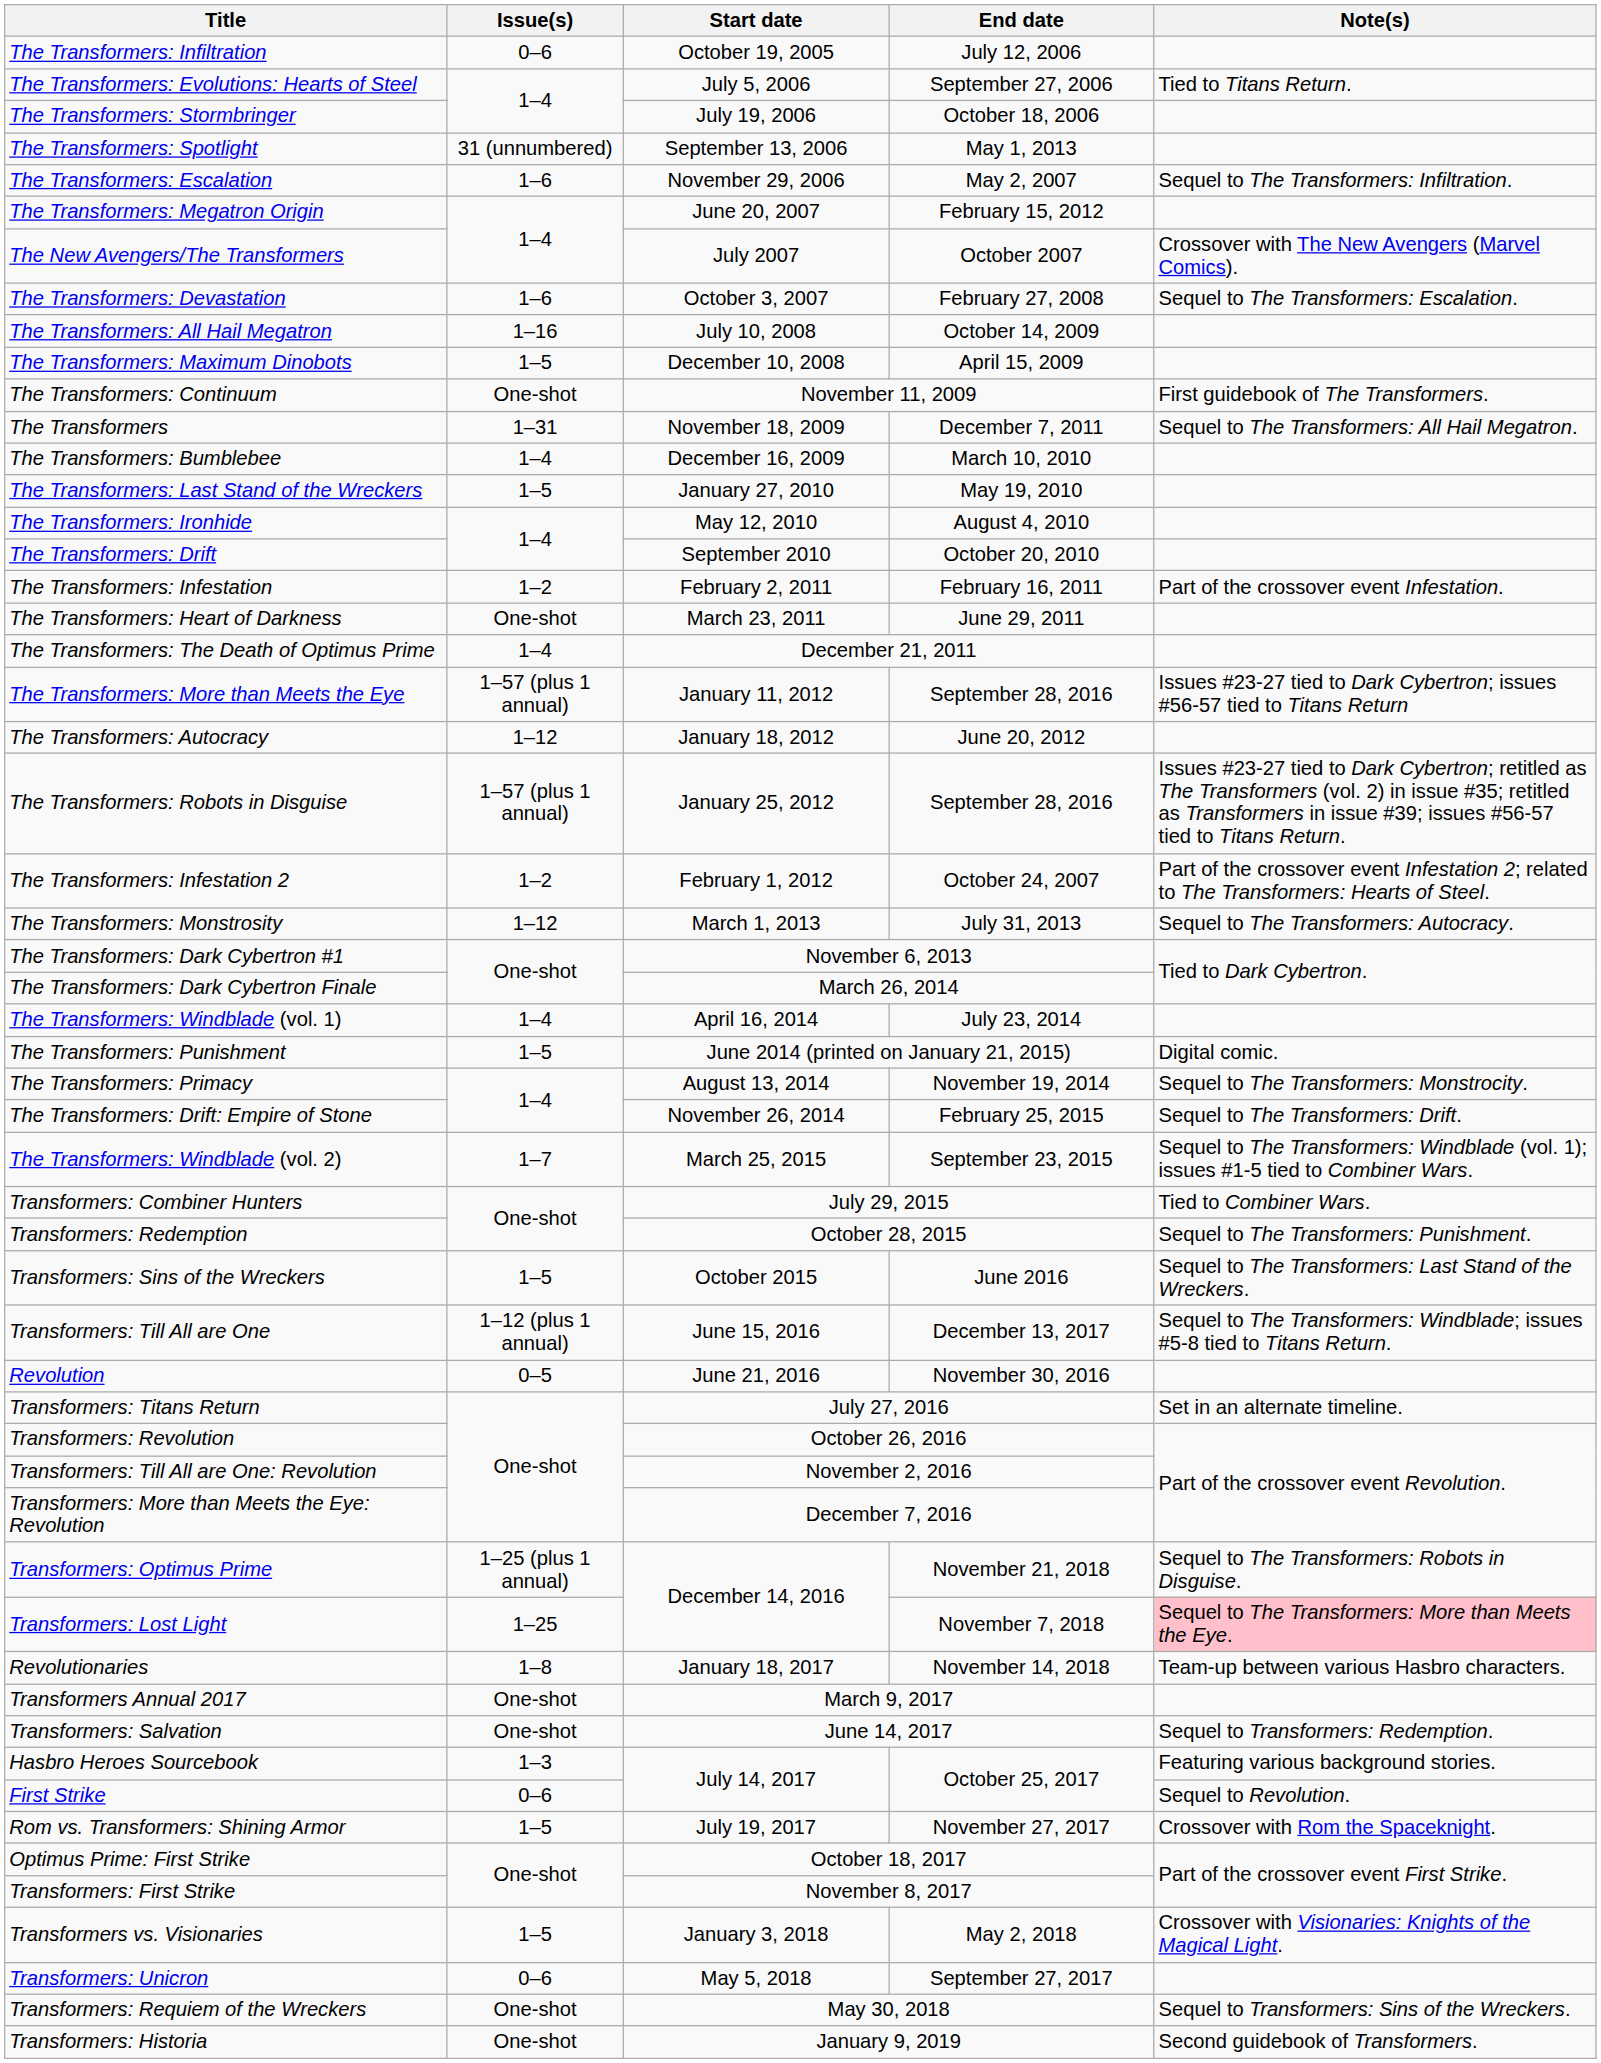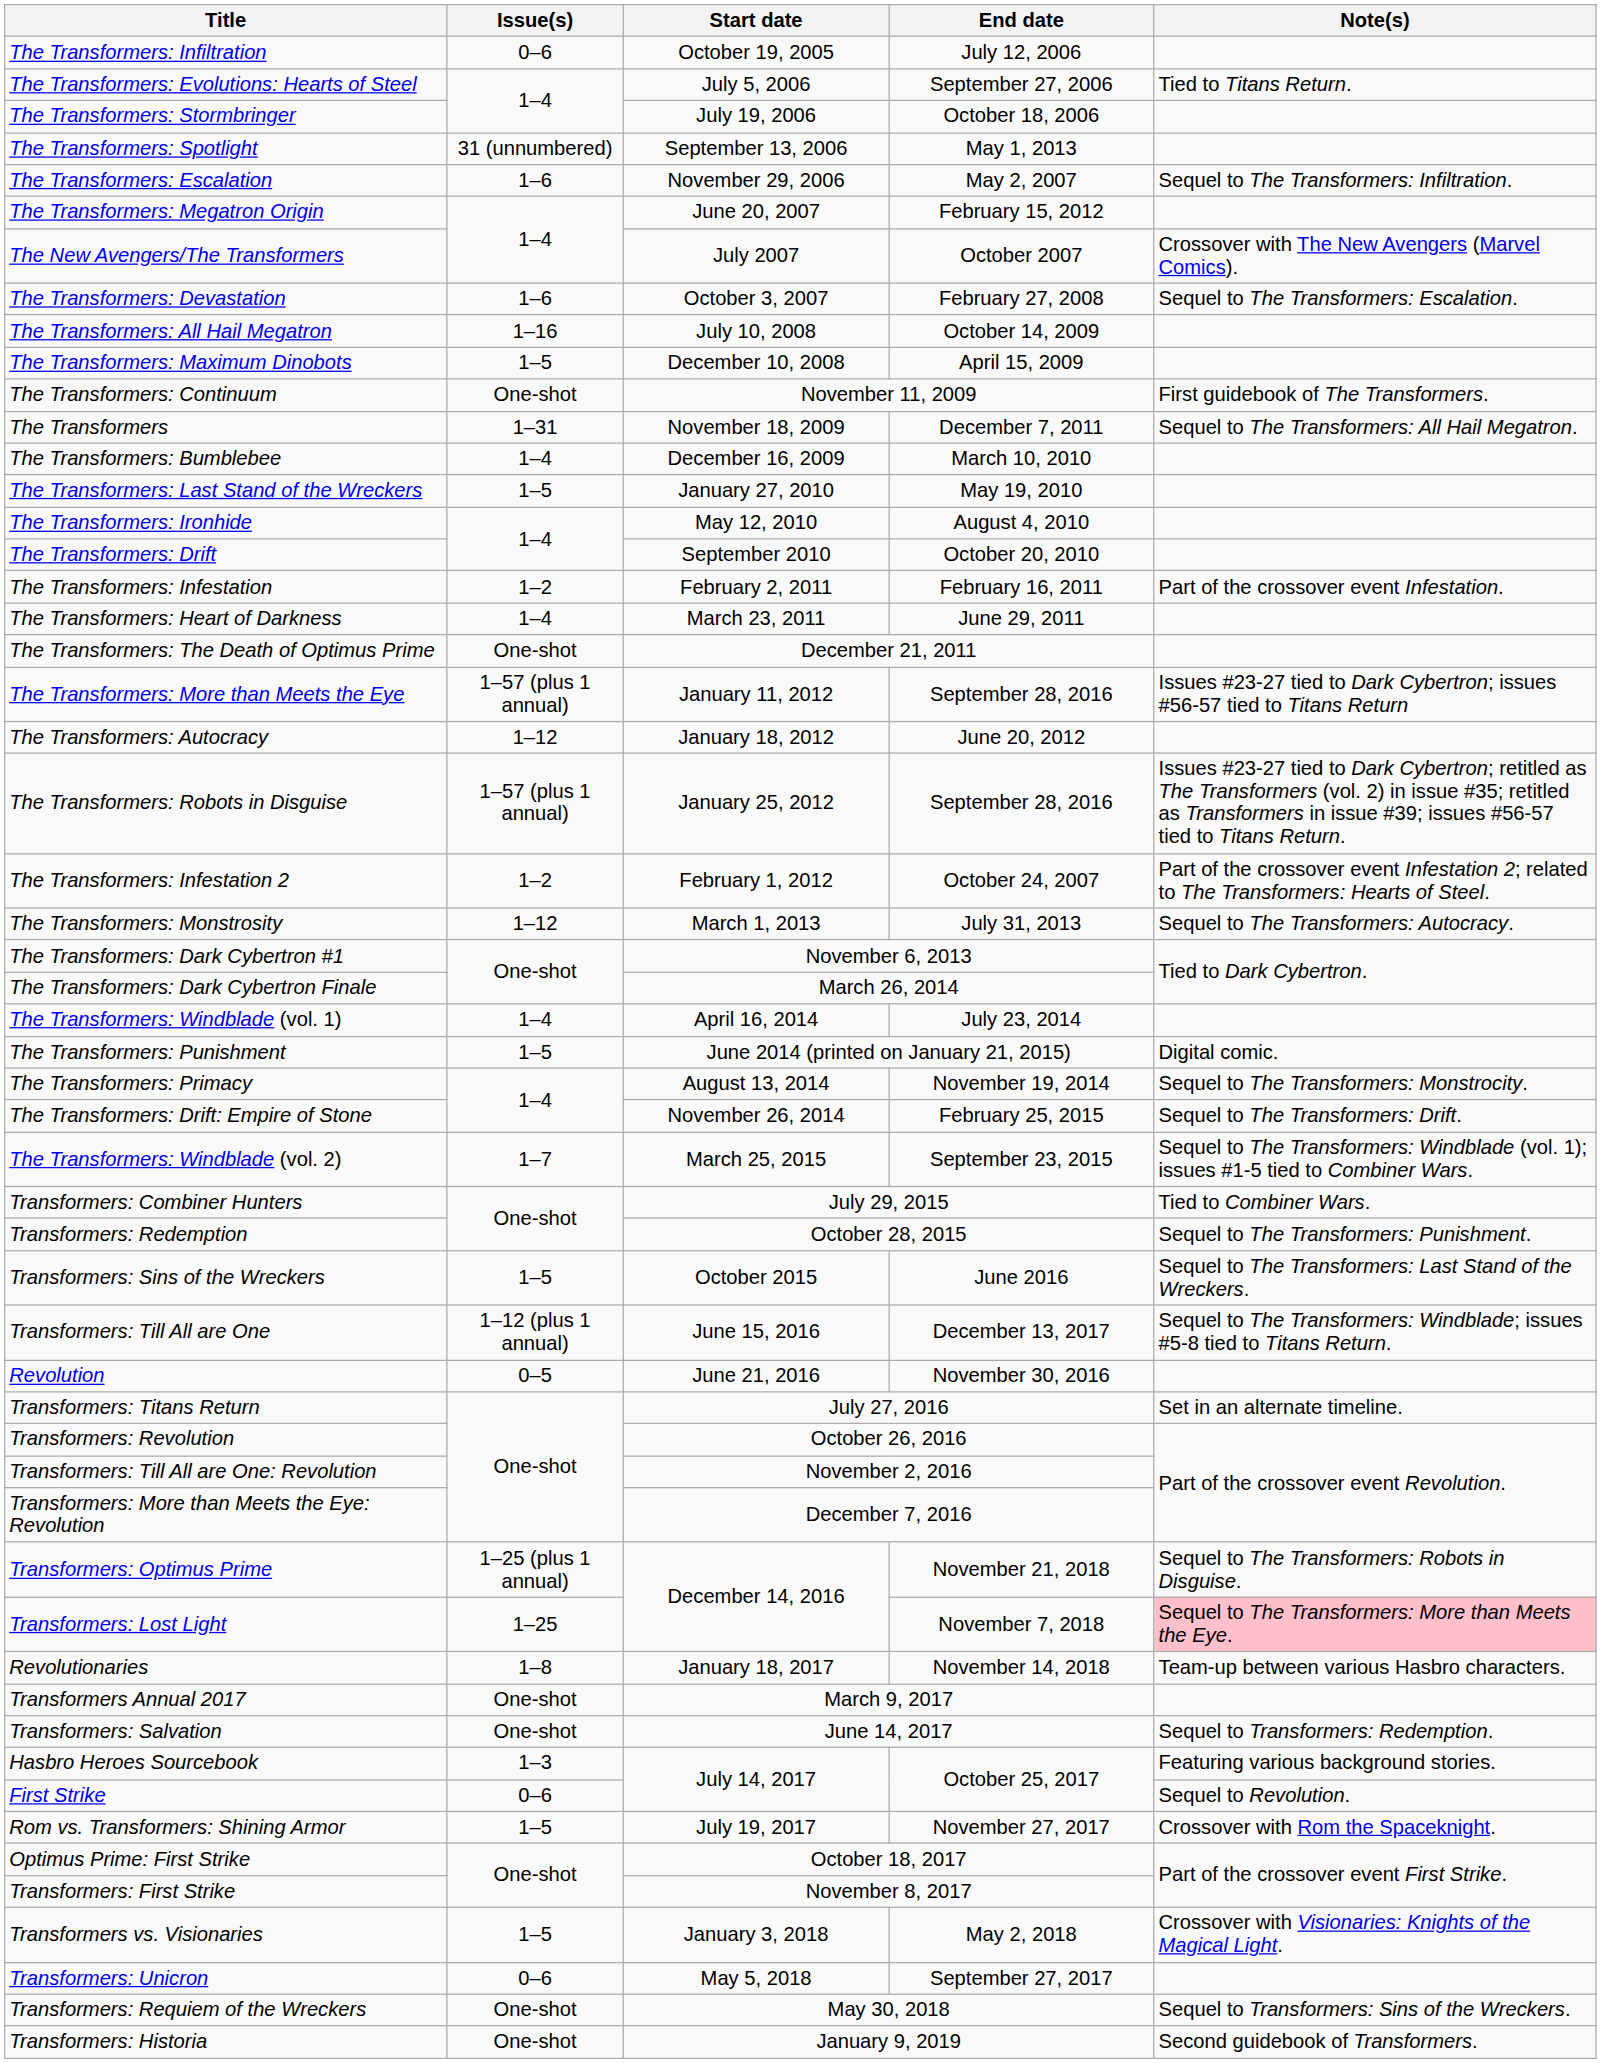(535, 618) One-shot -> (535, 618) 1–4
(535, 650) 1–4 -> (535, 650) One-shot
